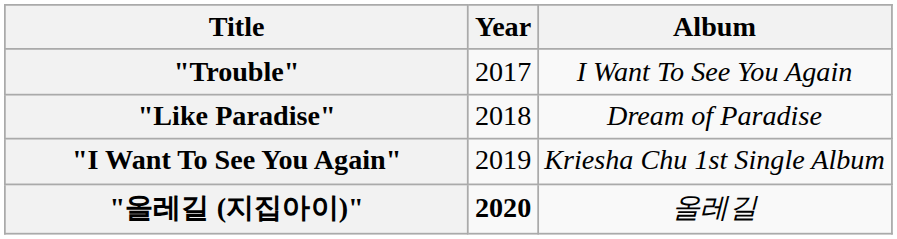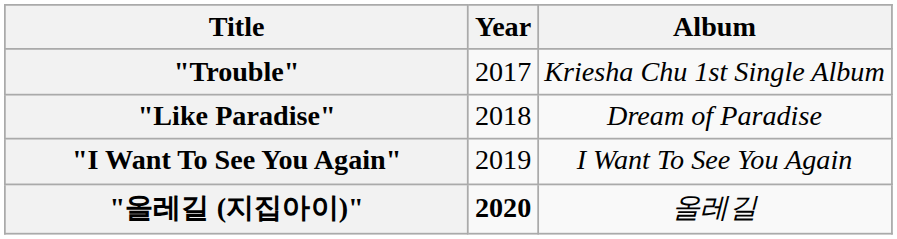(714, 71) I Want To See You Again -> (714, 71) Kriesha Chu 1st Single Album
(714, 160) Kriesha Chu 1st Single Album -> (714, 160) I Want To See You Again
